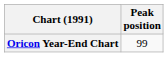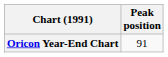(142, 43) 99 -> (142, 43) 91
